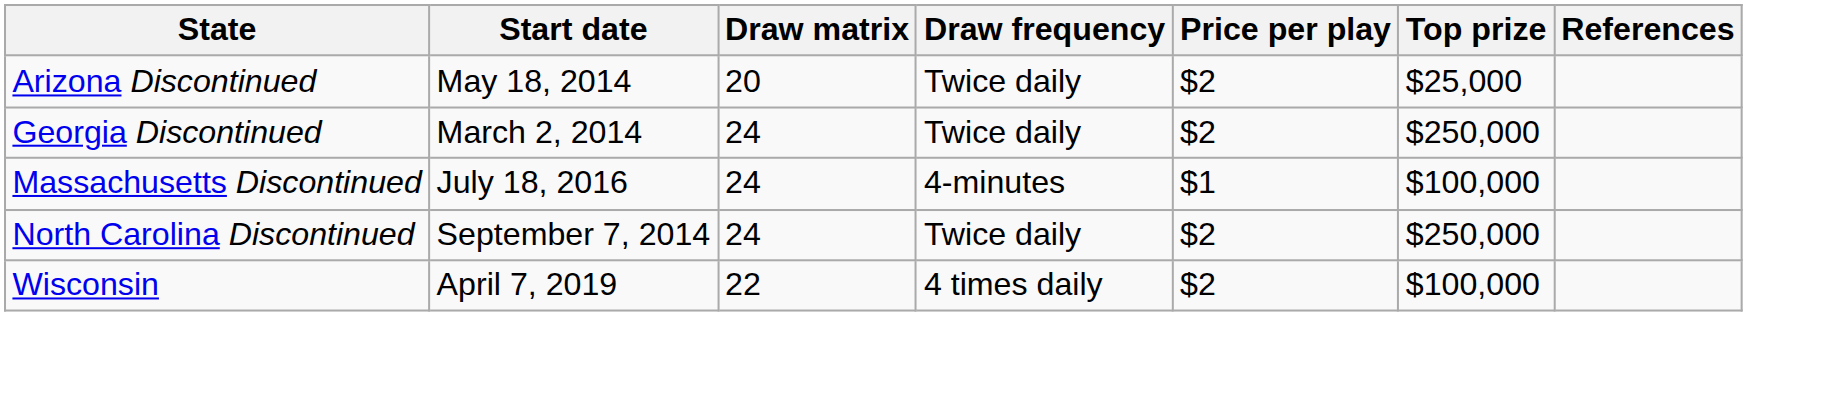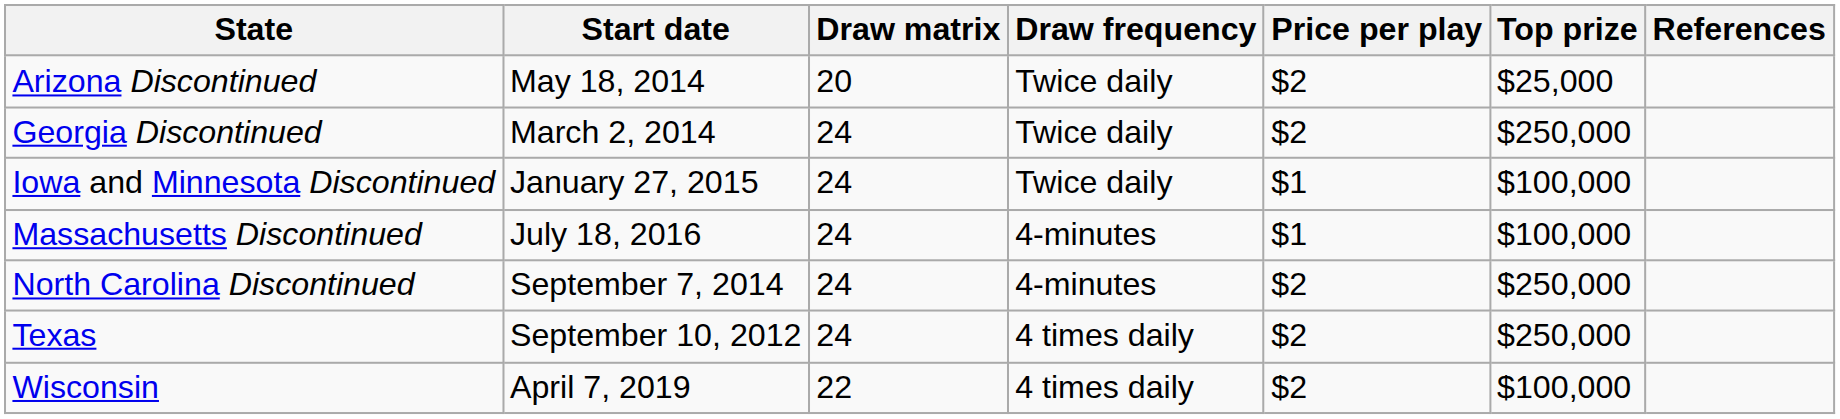+ row: (254, 183)
(1003, 234) Twice daily -> (1086, 285) 4-minutes
+ row: (54, 336)
